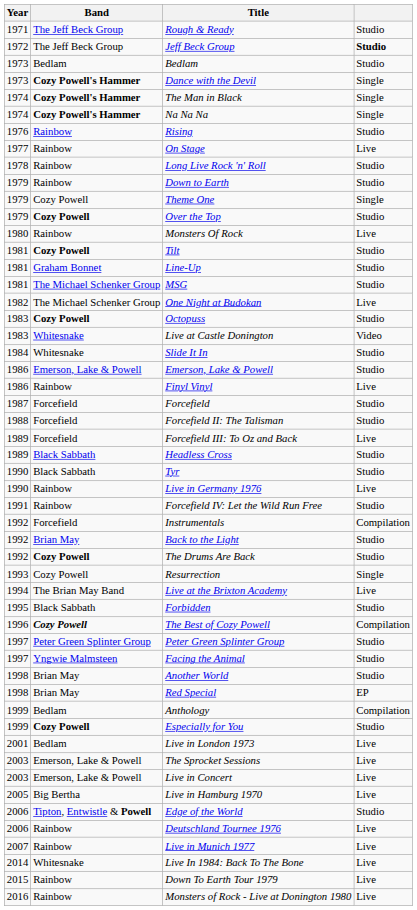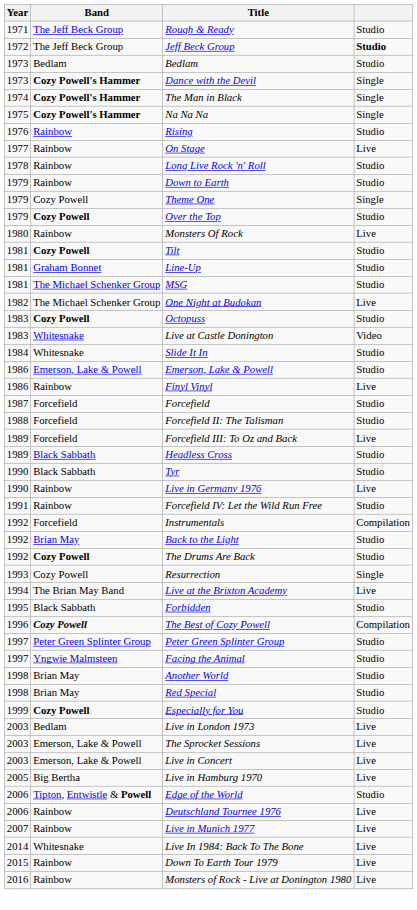(18, 115) 1974 -> (18, 115) 1975
(363, 693) EP -> (370, 693) Studio
- row: (187, 710)
(18, 744) 2001 -> (18, 727) 2003
